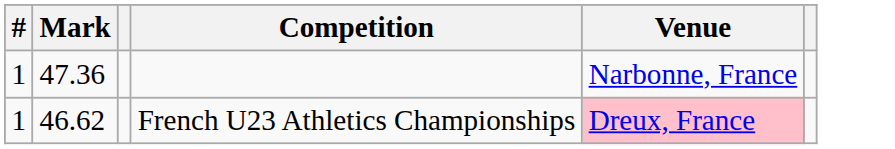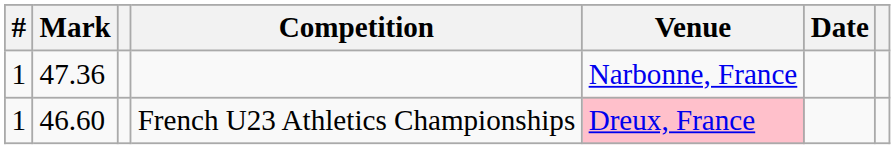+ column: (840, 27)
(72, 119) 46.62 -> (72, 119) 46.60
